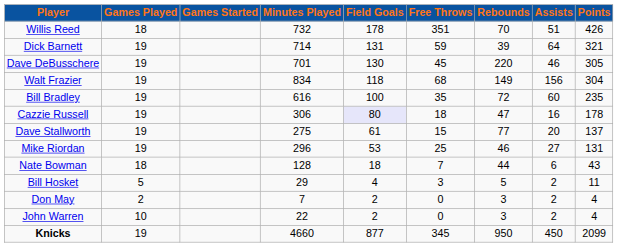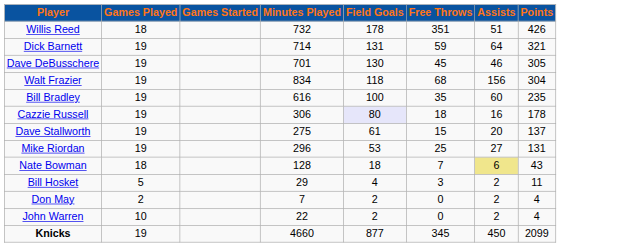- column: (504, 13)
(554, 166) no background -> (496, 166) khaki background
